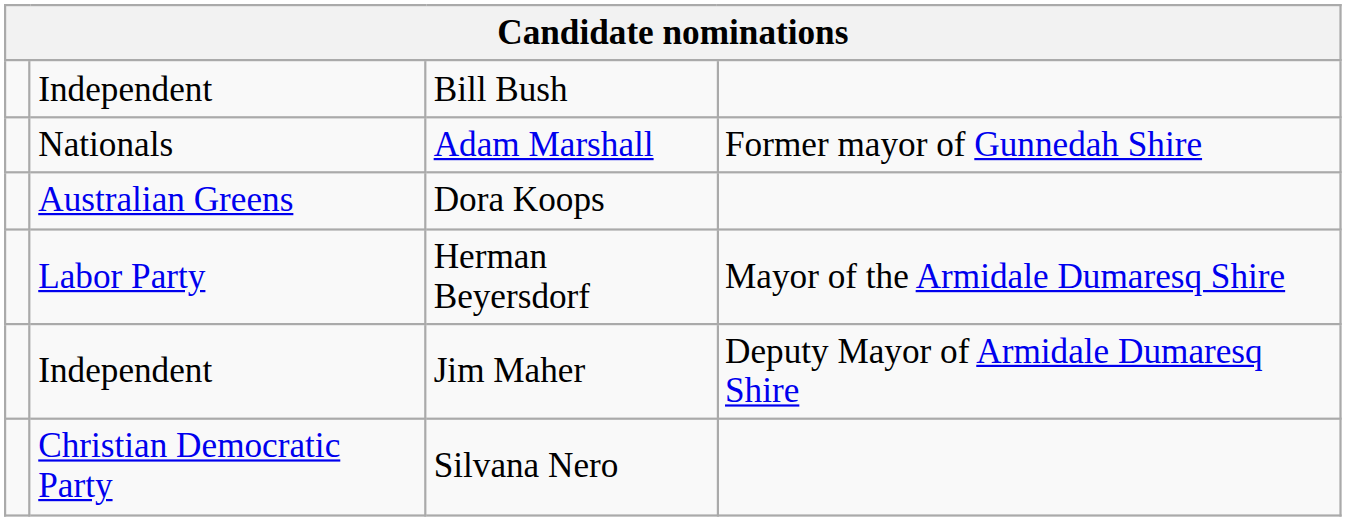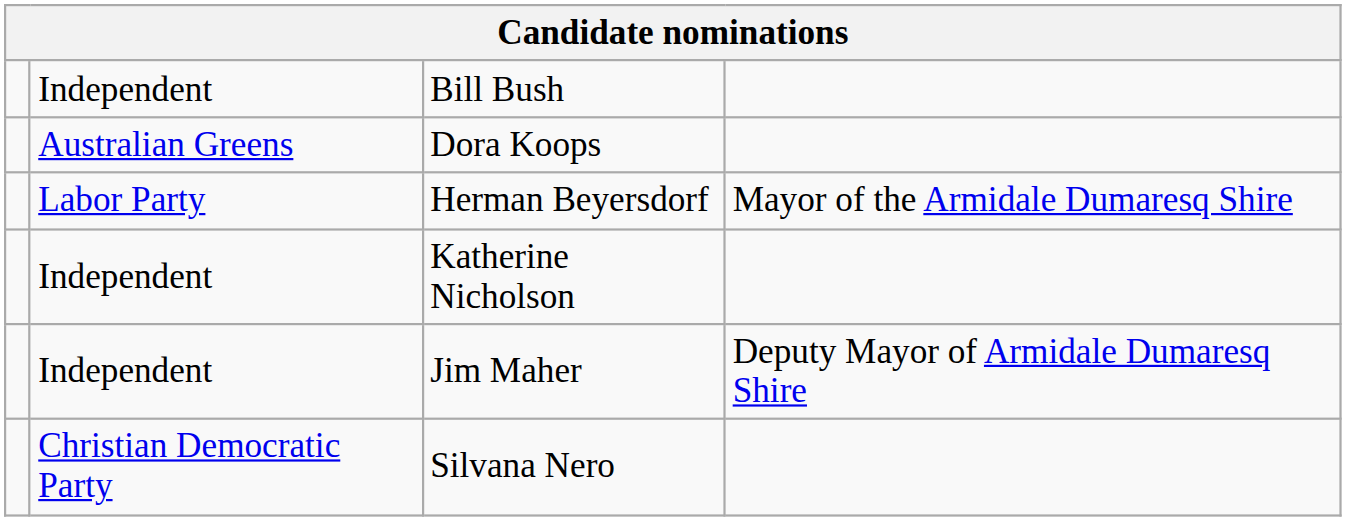- row: (544, 144)
+ row: (503, 275)
